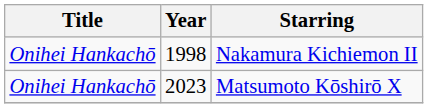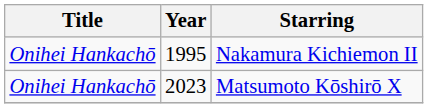(186, 53) 1998 -> (186, 53) 1995
